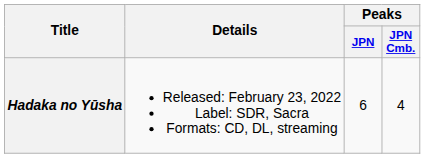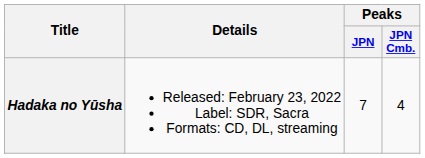(363, 105) 6 -> (363, 105) 7
